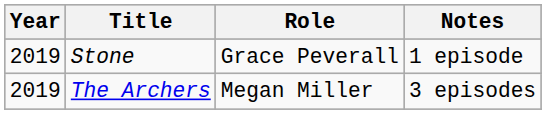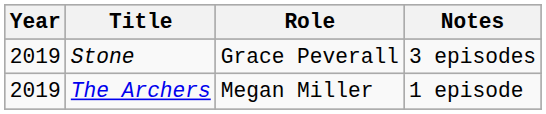(466, 57) 1 episode -> (473, 57) 3 episodes
(473, 91) 3 episodes -> (466, 91) 1 episode
